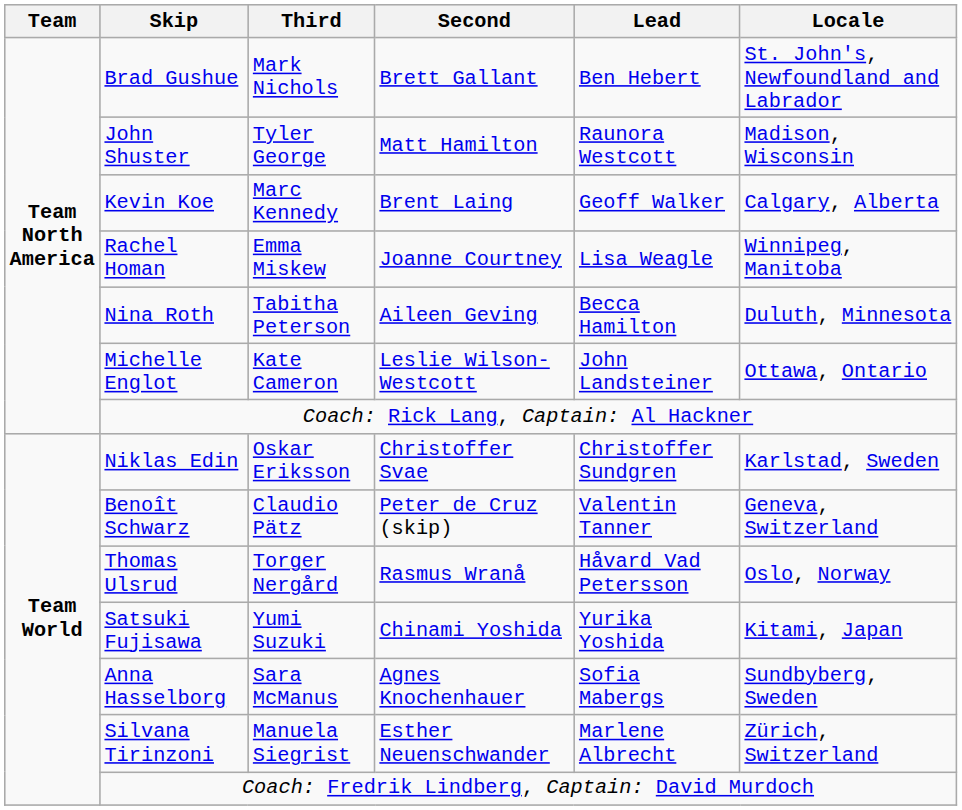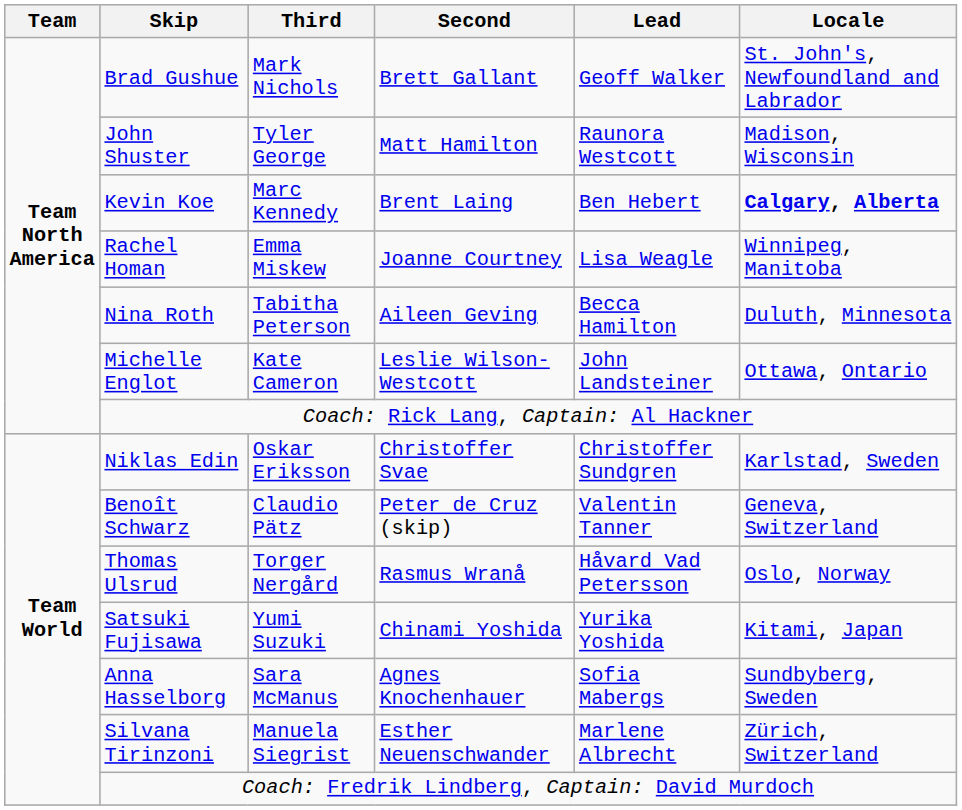(640, 78) Ben Hebert -> (652, 78) Geoff Walker
(652, 202) Geoff Walker -> (640, 202) Ben Hebert
(842, 202) normal -> (842, 202) bold
